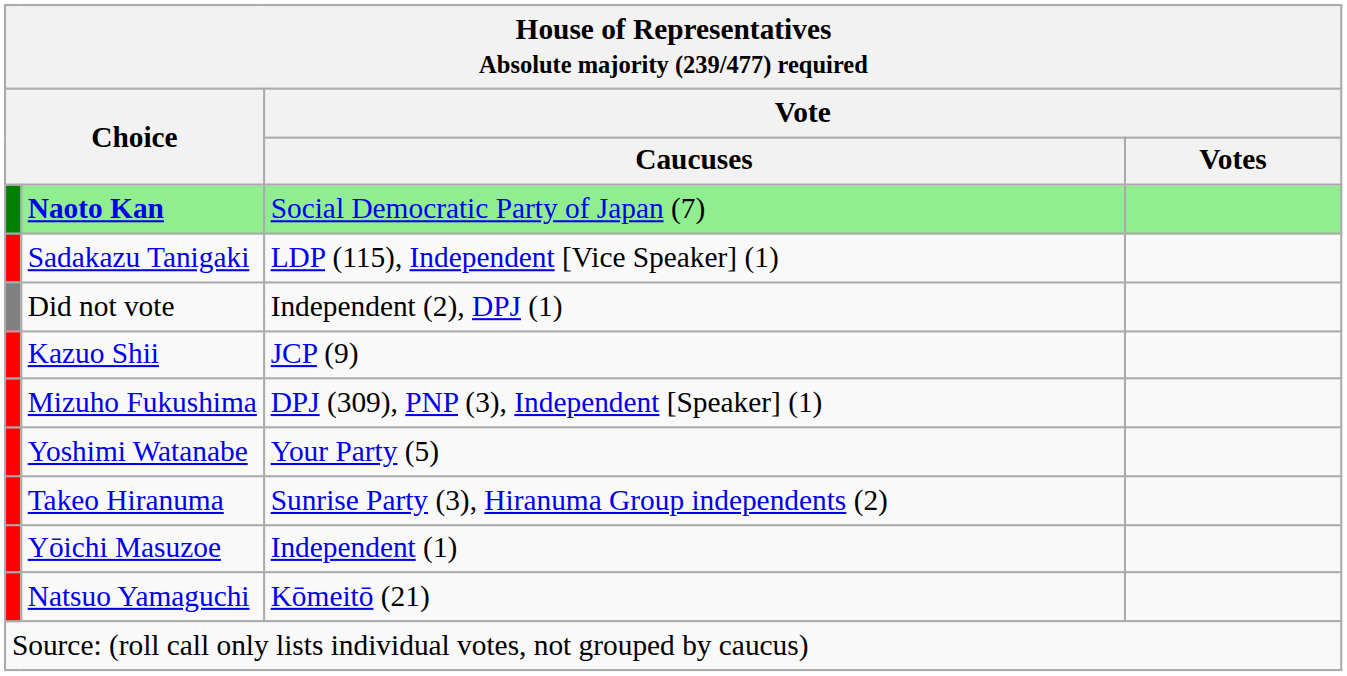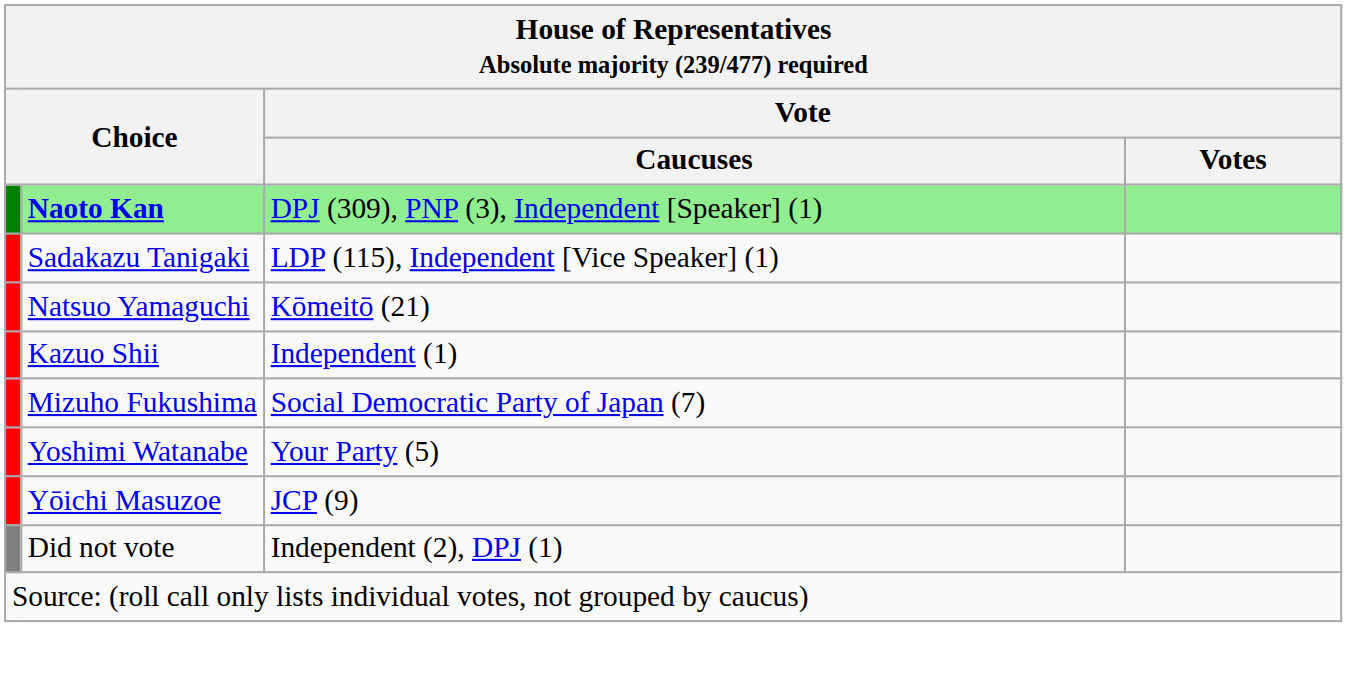(488, 209) Social Democratic Party of Japan (7) -> (547, 209) DPJ (309), PNP (3), Independent [Speaker] (1)
rows swapped: (139, 596) <-> (101, 306)
(315, 354) JCP (9) -> (364, 354) Independent (1)
(547, 402) DPJ (309), PNP (3), Independent [Speaker] (1) -> (488, 402) Social Democratic Party of Japan (7)
- row: (126, 499)
(364, 548) Independent (1) -> (315, 499) JCP (9)
